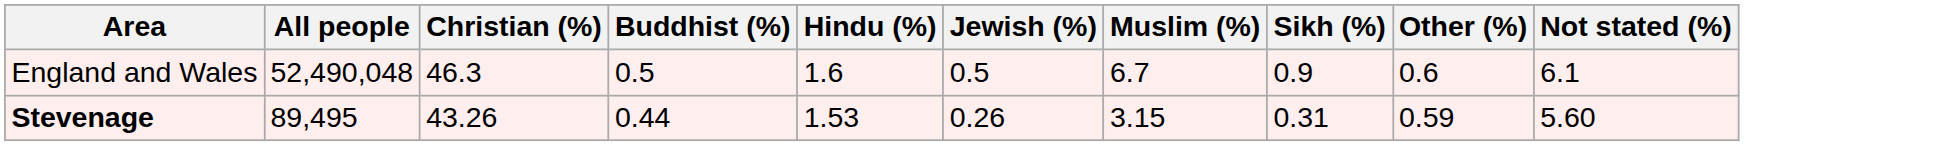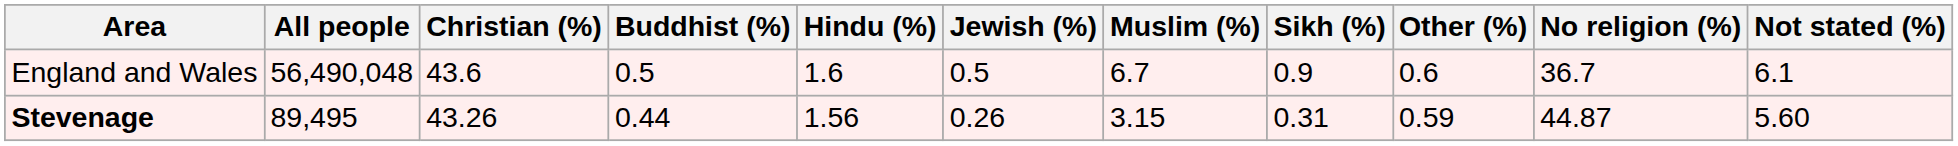+ column: (1641, 27)
(342, 72) 52,490,048 -> (342, 72) 56,490,048
(454, 72) 46.3 -> (454, 72) 43.6
(831, 117) 1.53 -> (831, 117) 1.56
